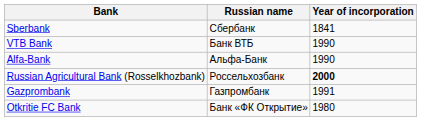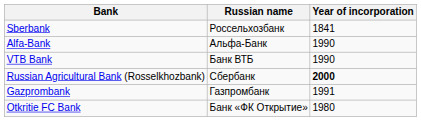(232, 28) Сбербанк -> (247, 28) Россельхозбанк
rows swapped: (29, 44) <-> (28, 60)
(247, 76) Россельхозбанк -> (232, 76) Сбербанк
